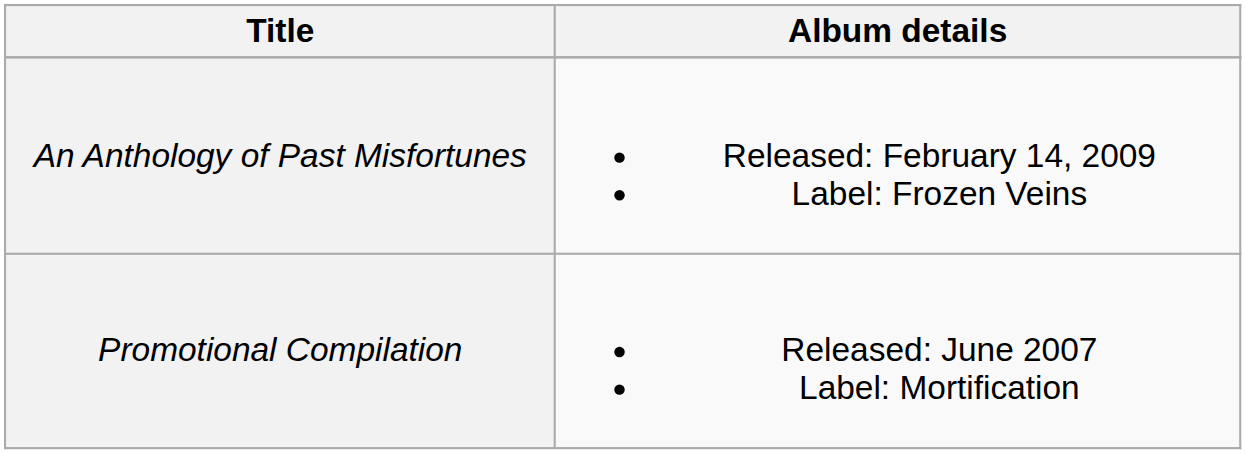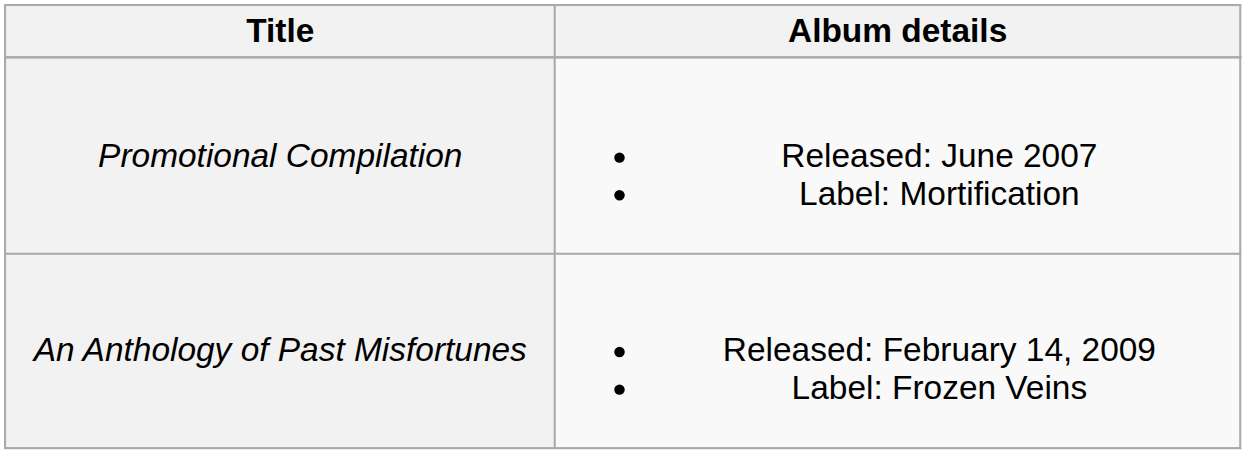rows swapped: (280, 350) <-> (280, 155)
